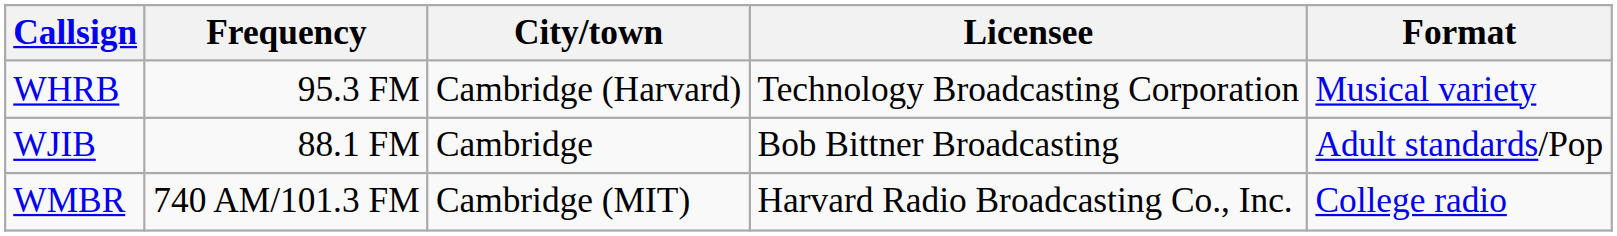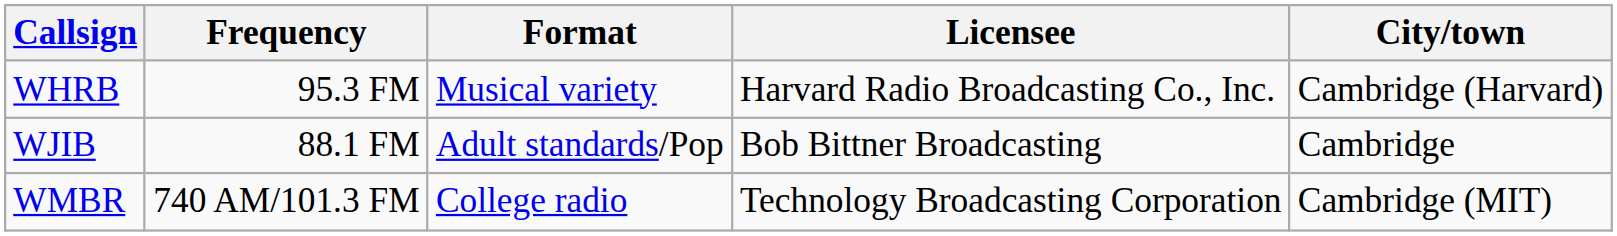columns swapped: (589, 32) <-> (1459, 32)
(1028, 88) Technology Broadcasting Corporation -> (1008, 88) Harvard Radio Broadcasting Co., Inc.
(1025, 200) Harvard Radio Broadcasting Co., Inc. -> (1011, 200) Technology Broadcasting Corporation
